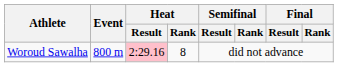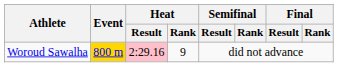(108, 52) no background -> (108, 52) gold background
(183, 52) 8 -> (183, 52) 9
